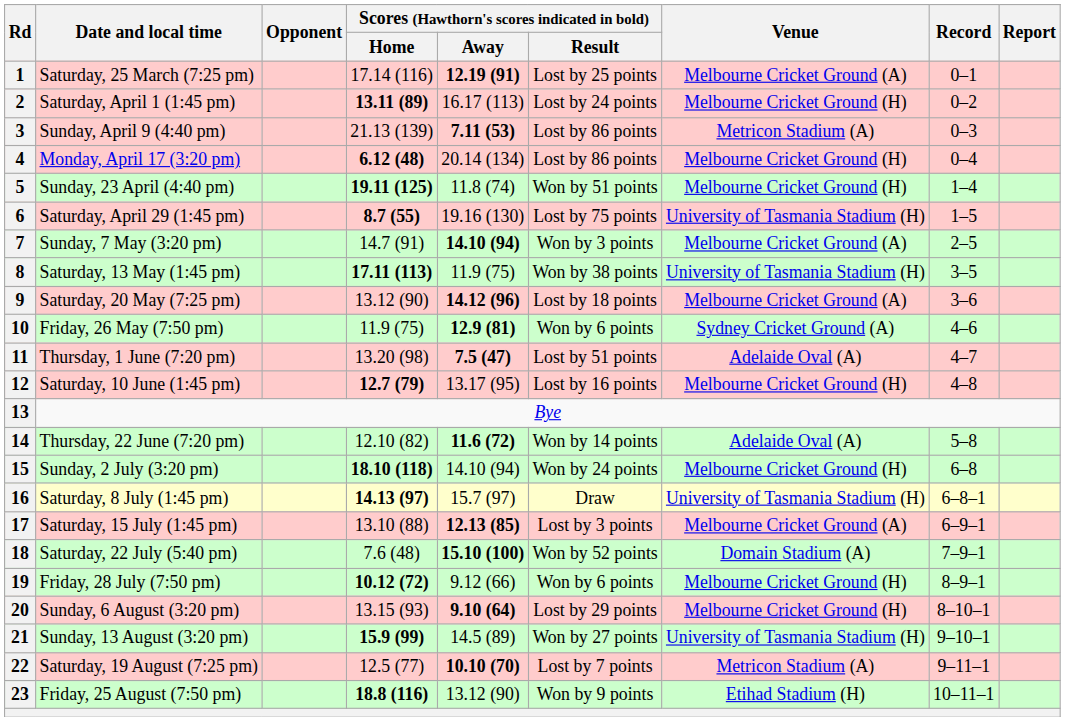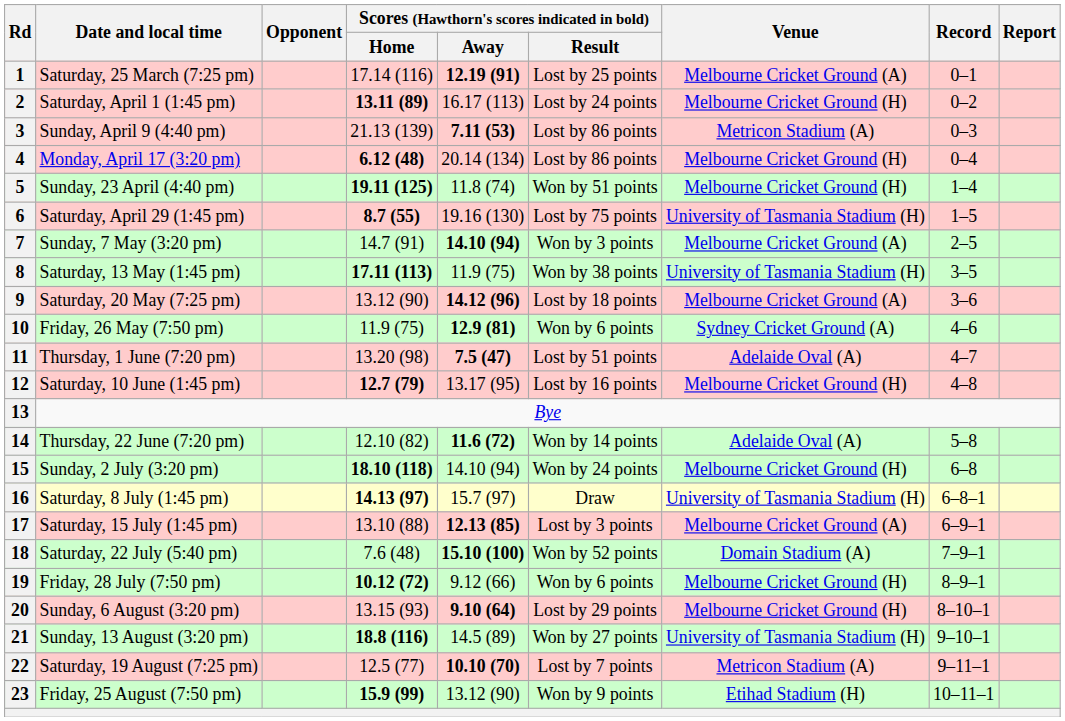(392, 638) 15.9 (99) -> (392, 638) 18.8 (116)
(392, 694) 18.8 (116) -> (392, 694) 15.9 (99)
